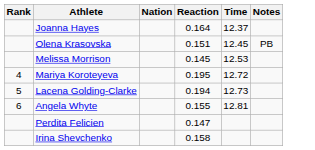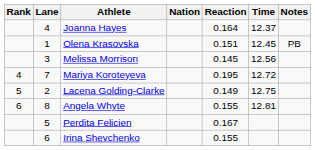+ column: (47, 12)
(236, 59) 12.53 -> (264, 59) 12.56
(198, 91) 0.194 -> (226, 91) 0.149
(236, 91) 12.73 -> (264, 91) 12.75
(198, 122) 0.147 -> (226, 122) 0.167
(198, 138) 0.158 -> (226, 138) 0.155
